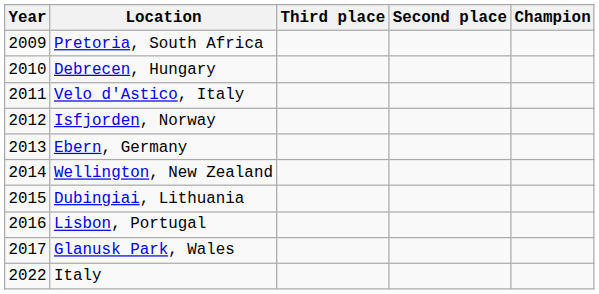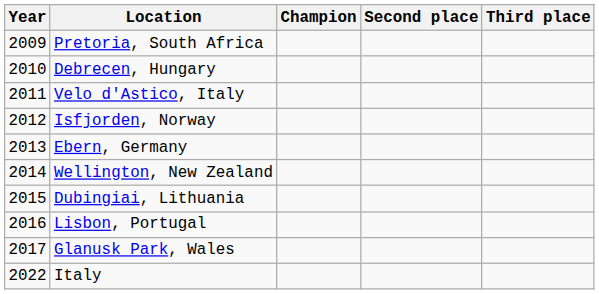columns swapped: (553, 18) <-> (333, 18)
